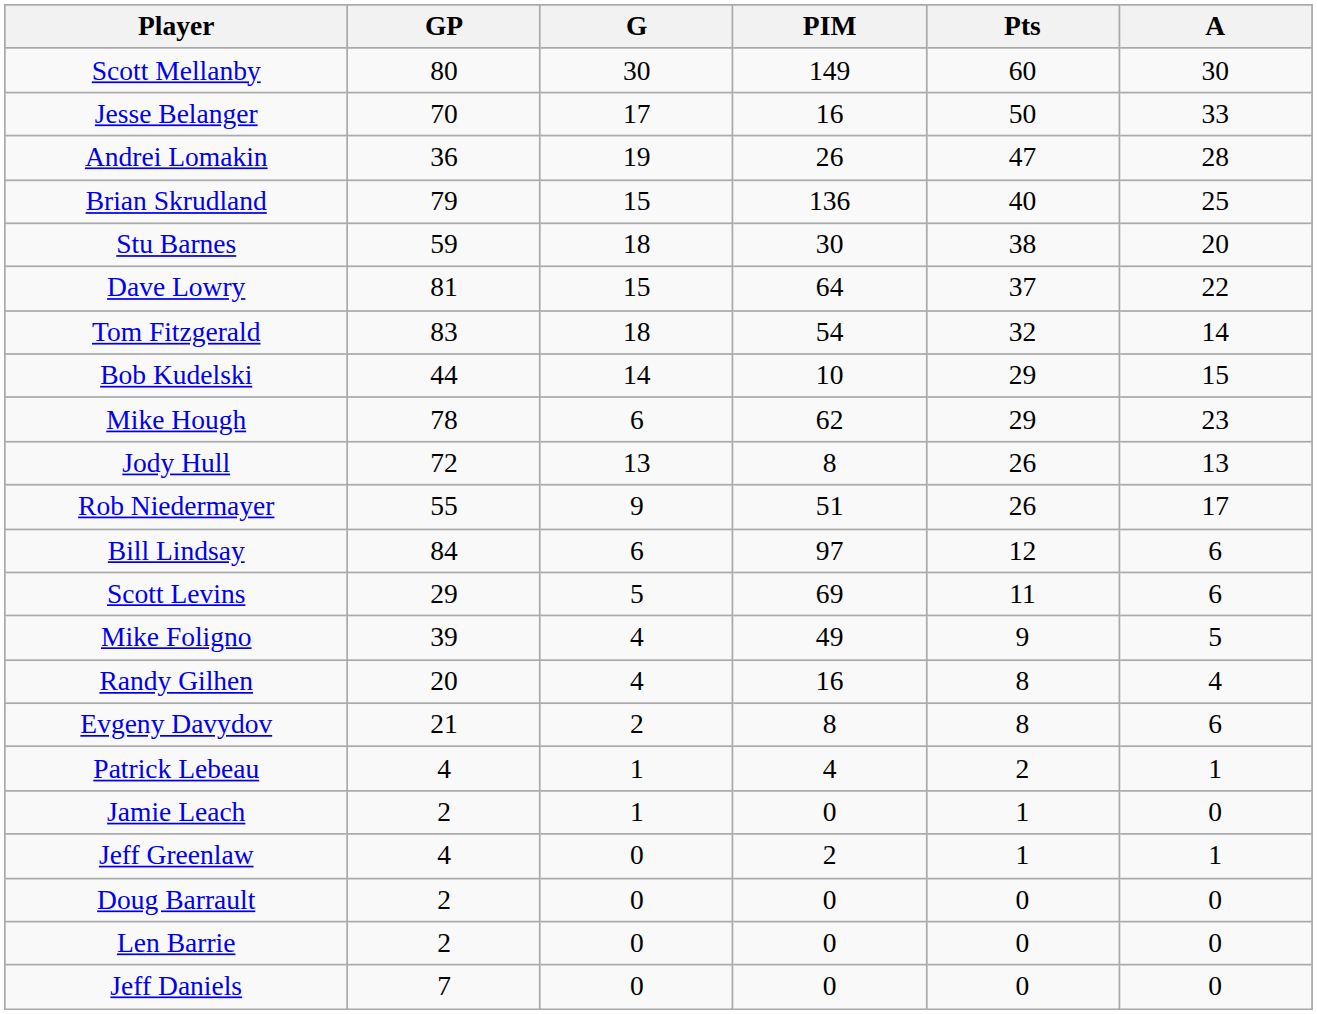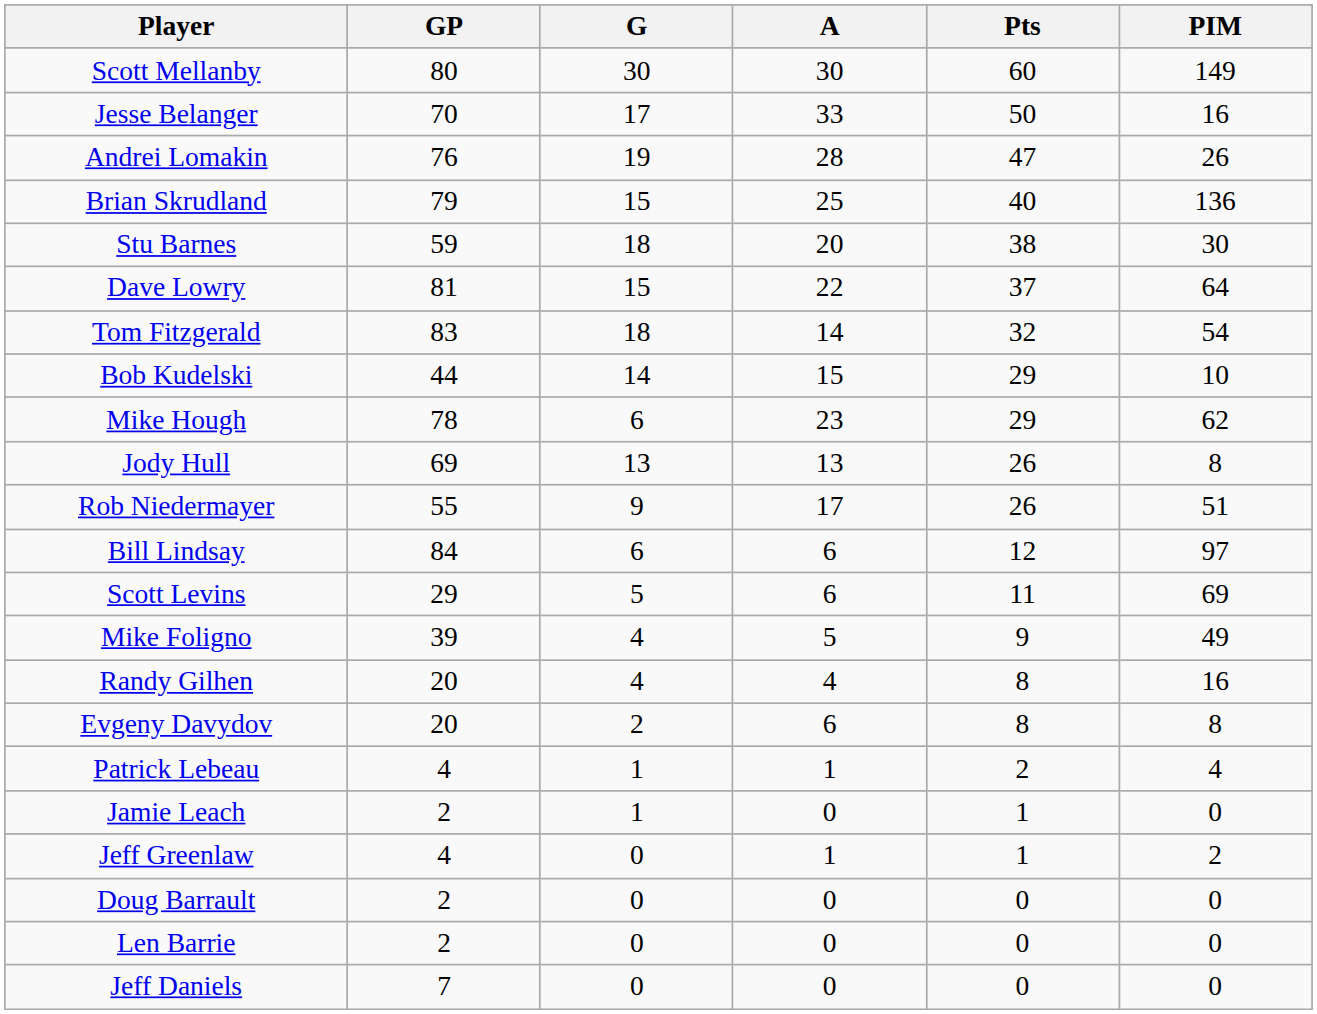columns swapped: (1215, 26) <-> (830, 26)
(444, 157) 36 -> (444, 157) 76
(444, 462) 72 -> (444, 462) 69
(444, 724) 21 -> (444, 724) 20
